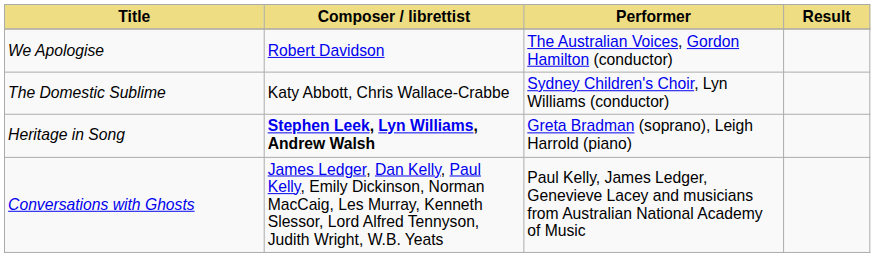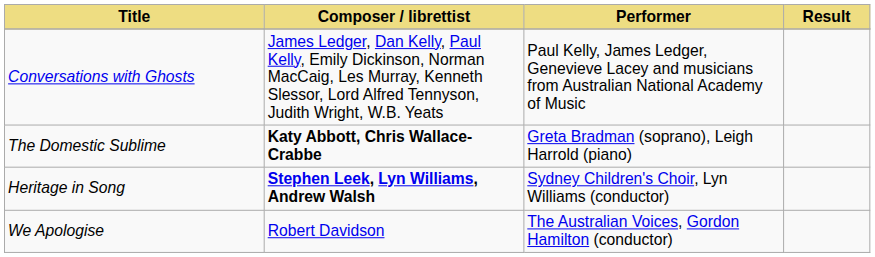rows swapped: (101, 204) <-> (56, 50)
(389, 93) normal -> (370, 146) bold
(627, 93) Sydney Children's Choir, Lyn Williams (conductor) -> (640, 146) Greta Bradman (soprano), Leigh Harrold (piano)
(640, 135) Greta Bradman (soprano), Leigh Harrold (piano) -> (627, 188) Sydney Children's Choir, Lyn Williams (conductor)
